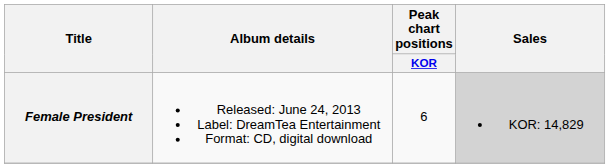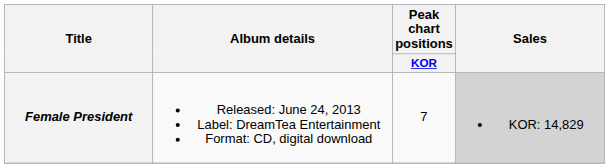(424, 117) 6 -> (424, 117) 7
